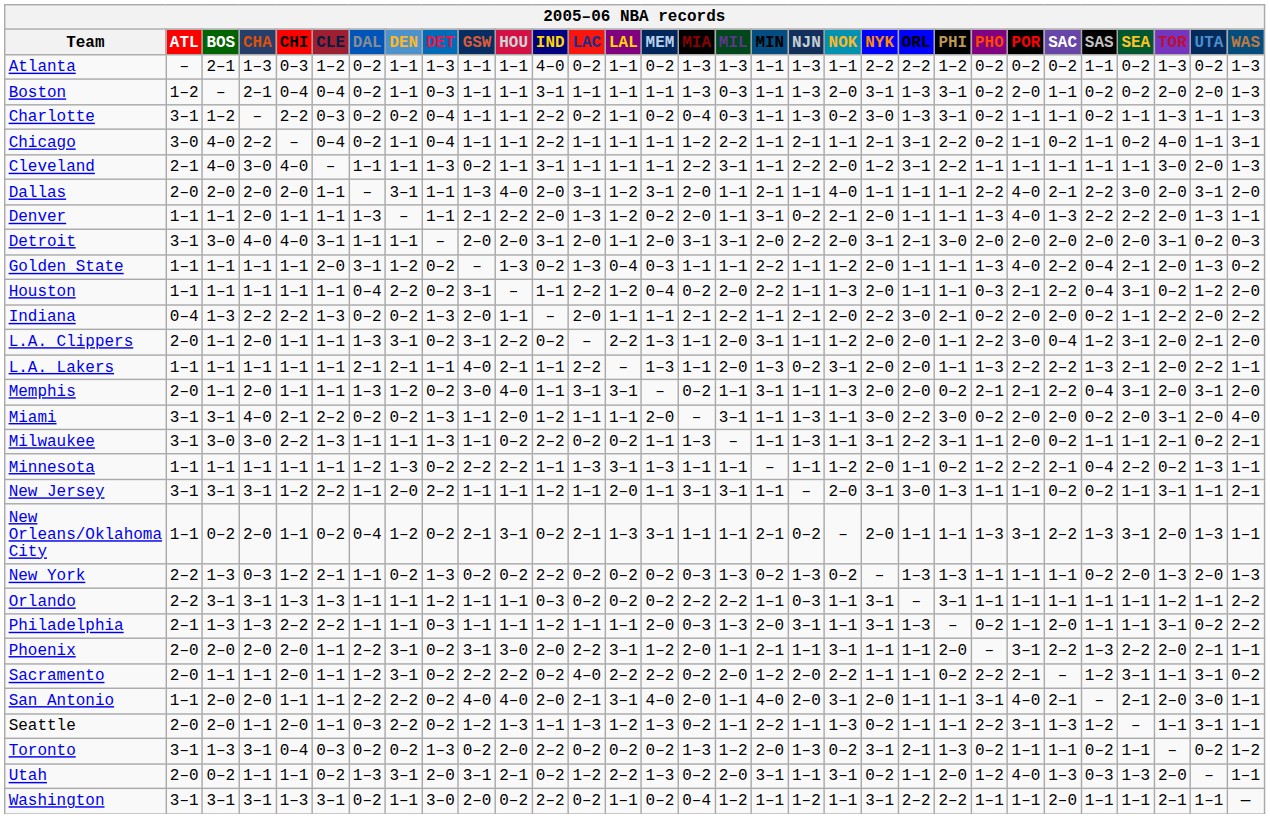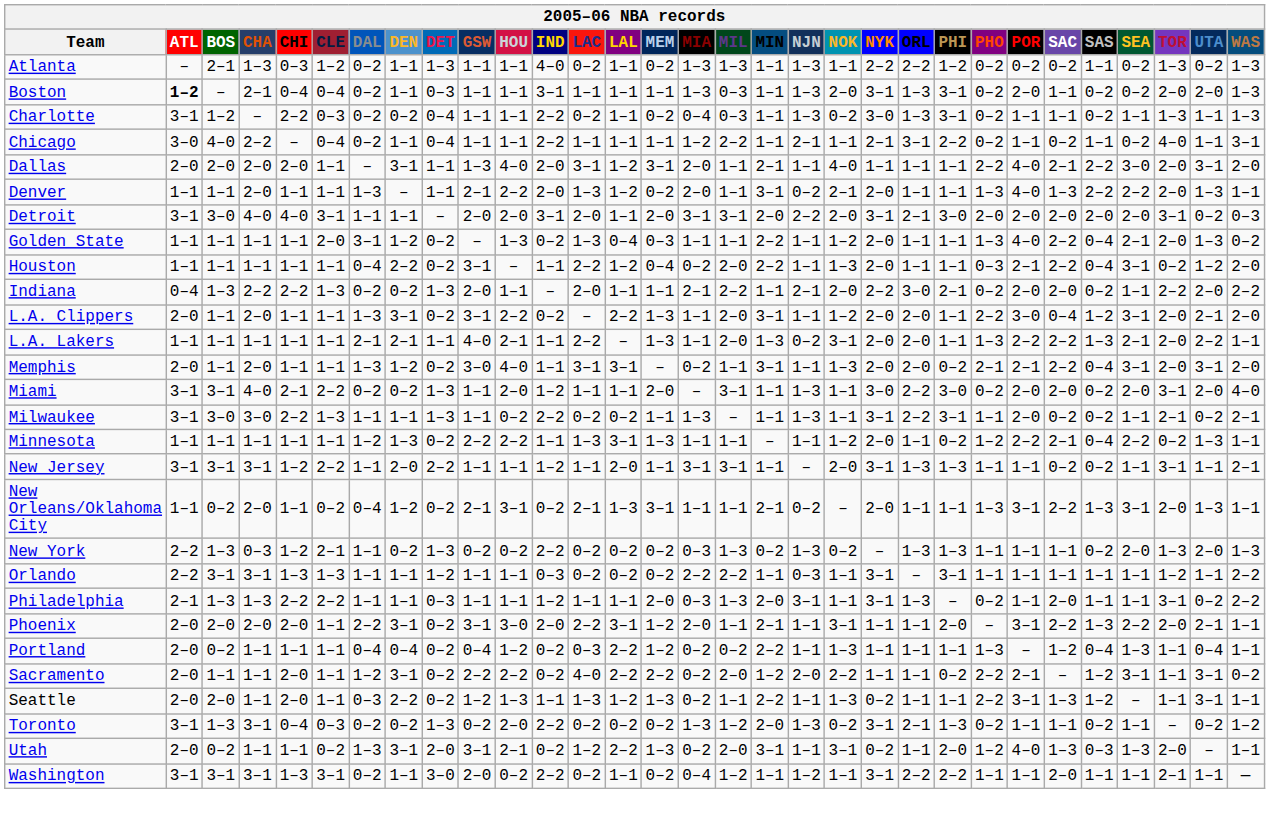(184, 92) normal -> (184, 92) bold
- row: (52, 167)
(1099, 442) 1–1 -> (1099, 417) 0–2
(916, 492) 3–0 -> (916, 467) 1–3
+ row: (47, 651)
- row: (61, 701)
